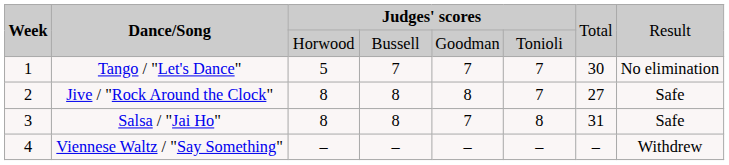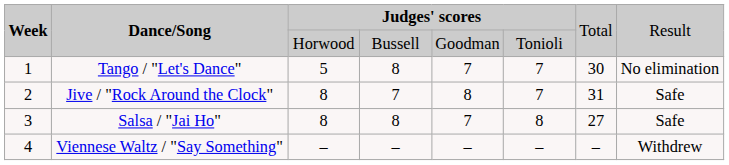(396, 69) 7 -> (396, 69) 8
(396, 95) 8 -> (396, 95) 7
(596, 95) 27 -> (596, 95) 31
(596, 120) 31 -> (596, 120) 27
